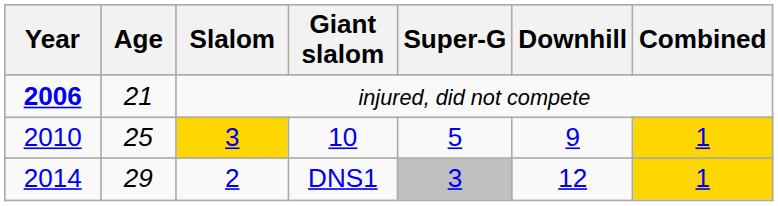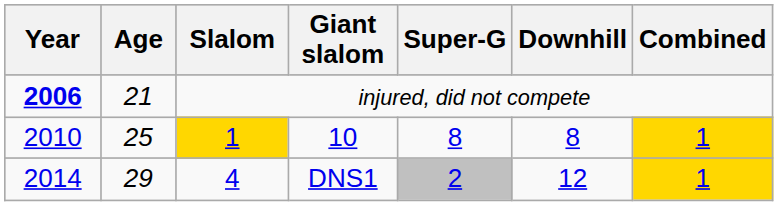(232, 137) 3 -> (232, 137) 1
(455, 137) 5 -> (455, 137) 8
(573, 137) 9 -> (573, 137) 8
(232, 178) 2 -> (232, 178) 4
(455, 178) 3 -> (455, 178) 2
